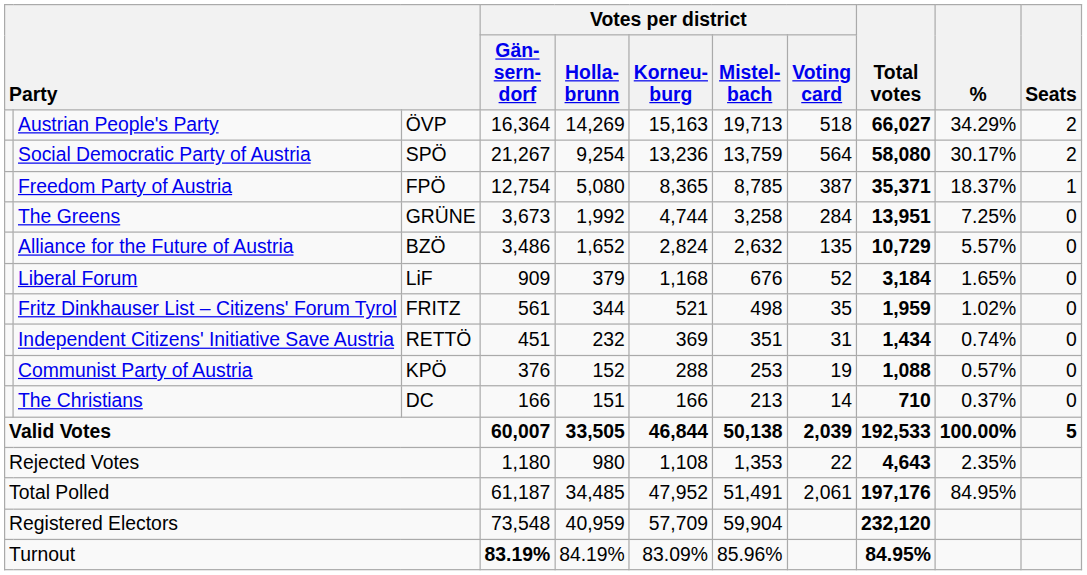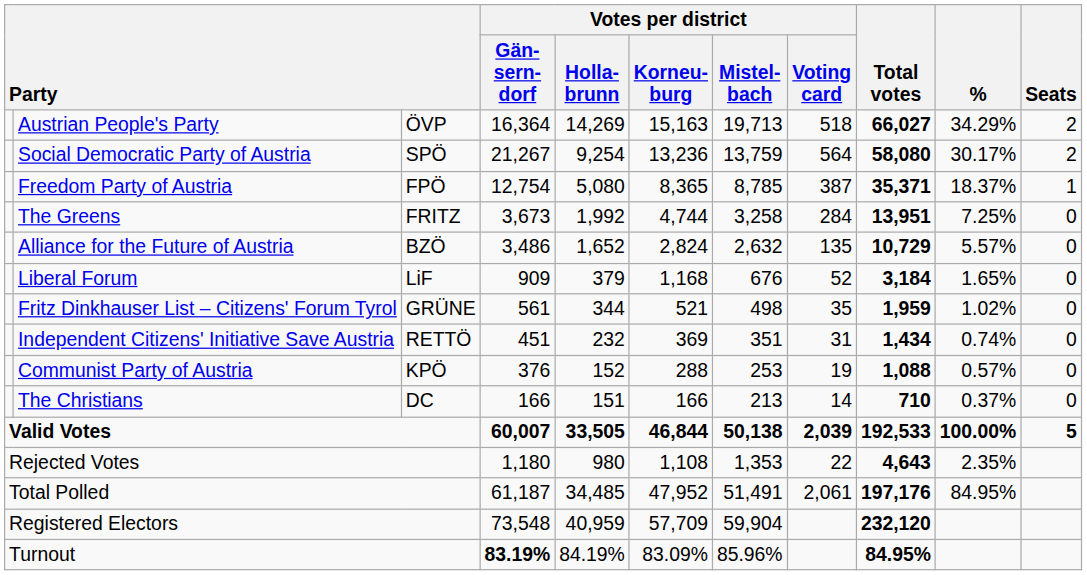(441, 216) GRÜNE -> (433, 216) FRITZ
(433, 309) FRITZ -> (441, 309) GRÜNE
